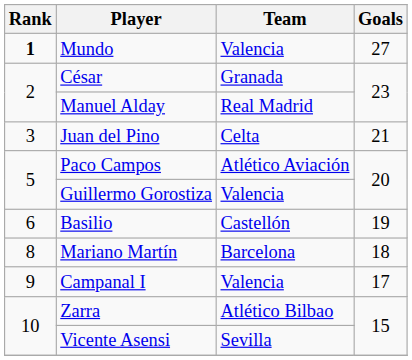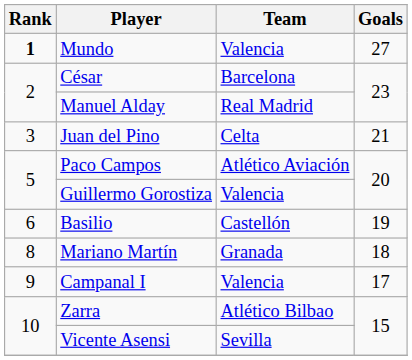(252, 77) Granada -> (258, 77) Barcelona
(258, 252) Barcelona -> (252, 252) Granada
